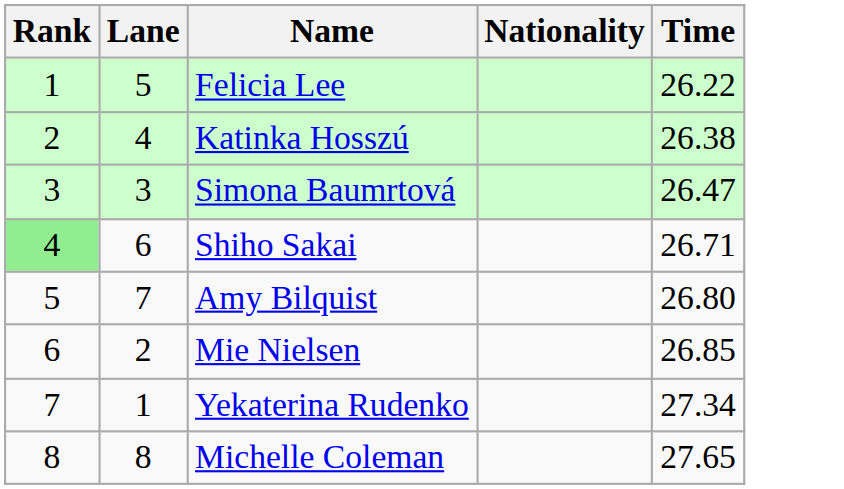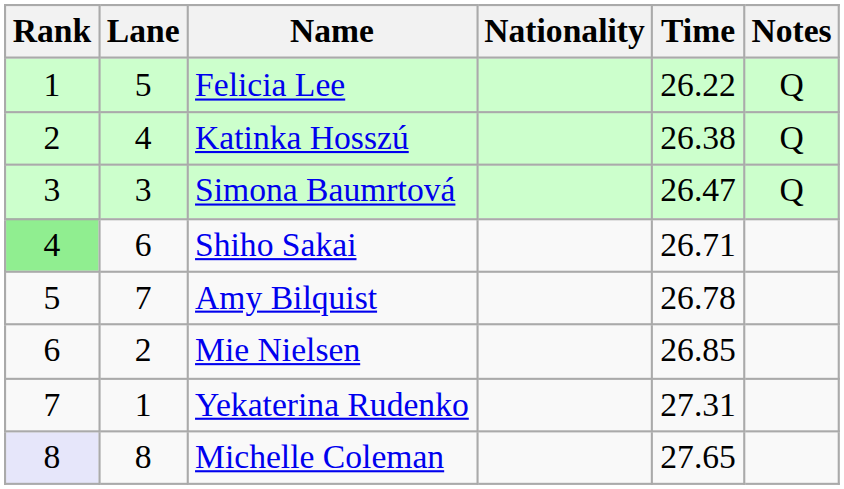+ column: (792, 31)
(698, 297) 26.80 -> (698, 297) 26.78
(698, 404) 27.34 -> (698, 404) 27.31
(52, 457) no background -> (52, 457) lavender background
